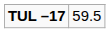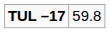(87, 16) 59.5 -> (87, 16) 59.8
